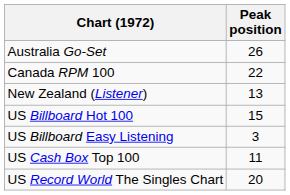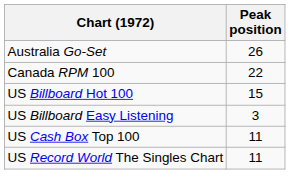- row: (77, 94)
(255, 179) 20 -> (255, 158) 11
